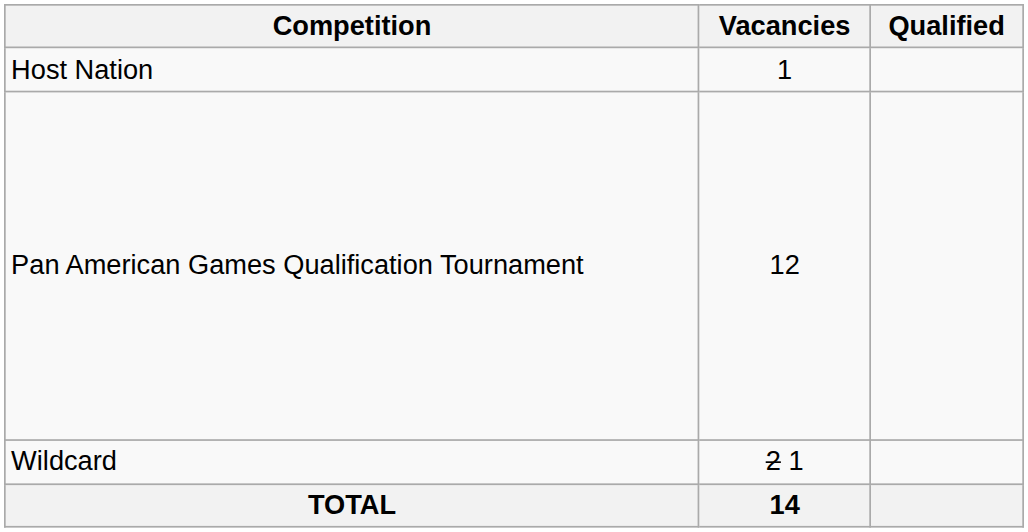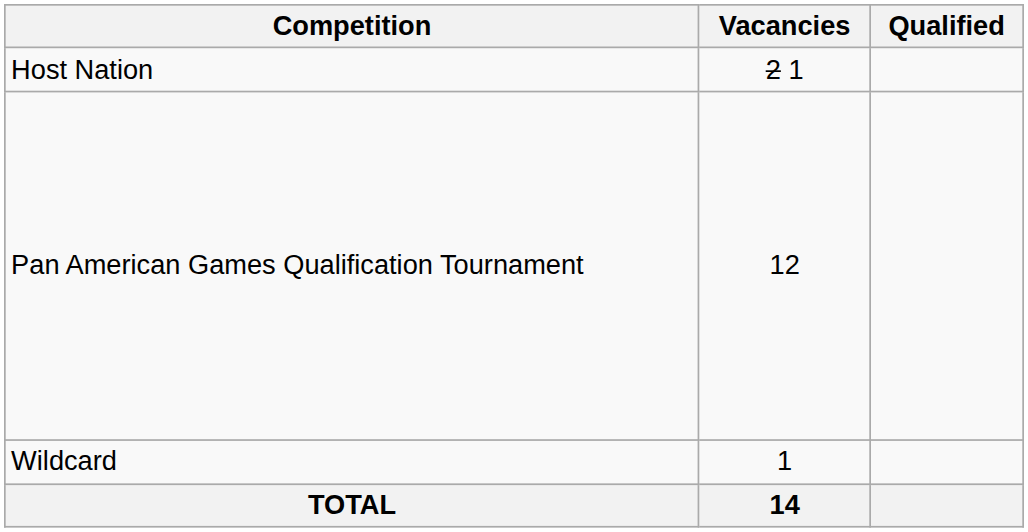(785, 69) 1 -> (785, 69) 2 1
(785, 461) 2 1 -> (785, 461) 1
